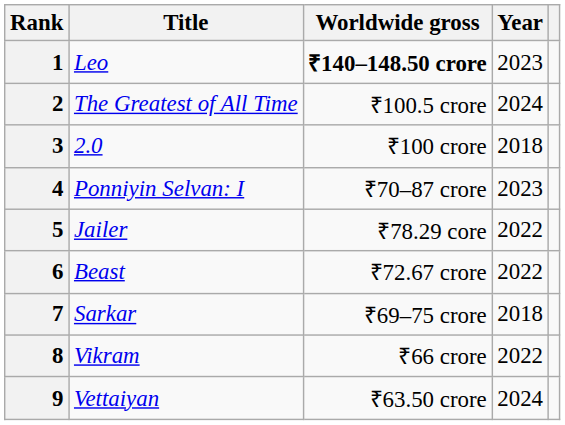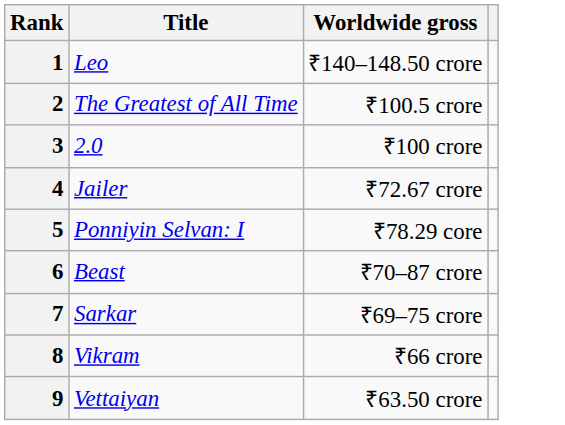- column: (520, 22)
(397, 63) bold -> (395, 63) normal
(159, 187) Ponniyin Selvan: I -> (101, 187) Jailer
(425, 189) ₹70–87 crore -> (424, 189) ₹72.67 crore
(101, 229) Jailer -> (159, 229) Ponniyin Selvan: I
(428, 273) ₹72.67 crore -> (421, 273) ₹70–87 crore
